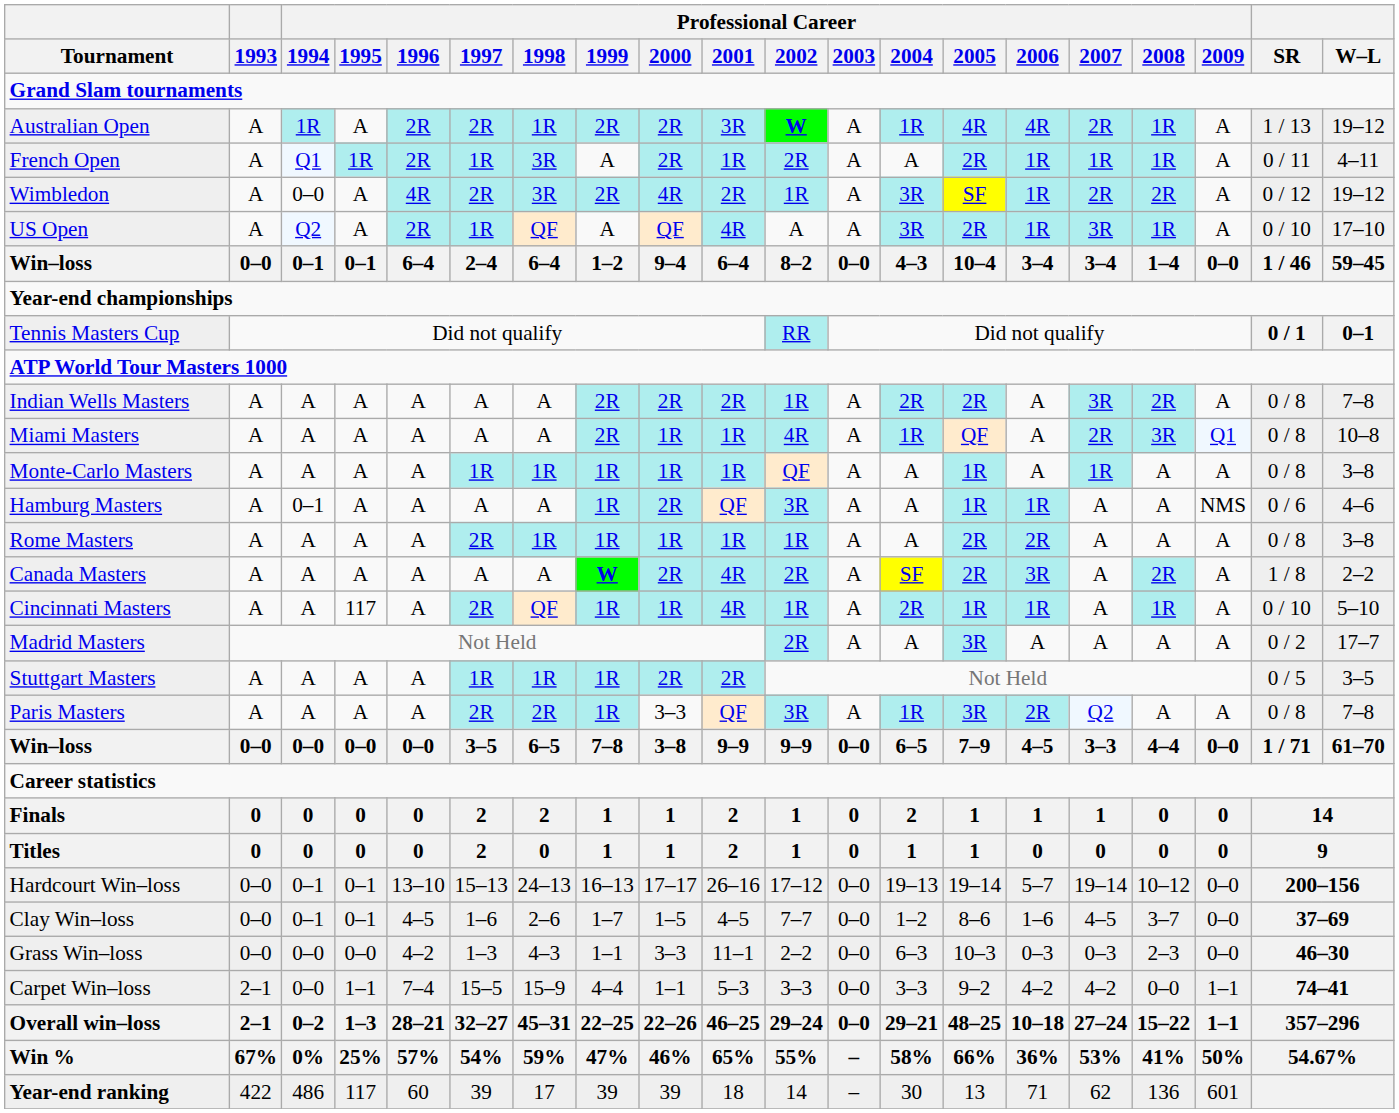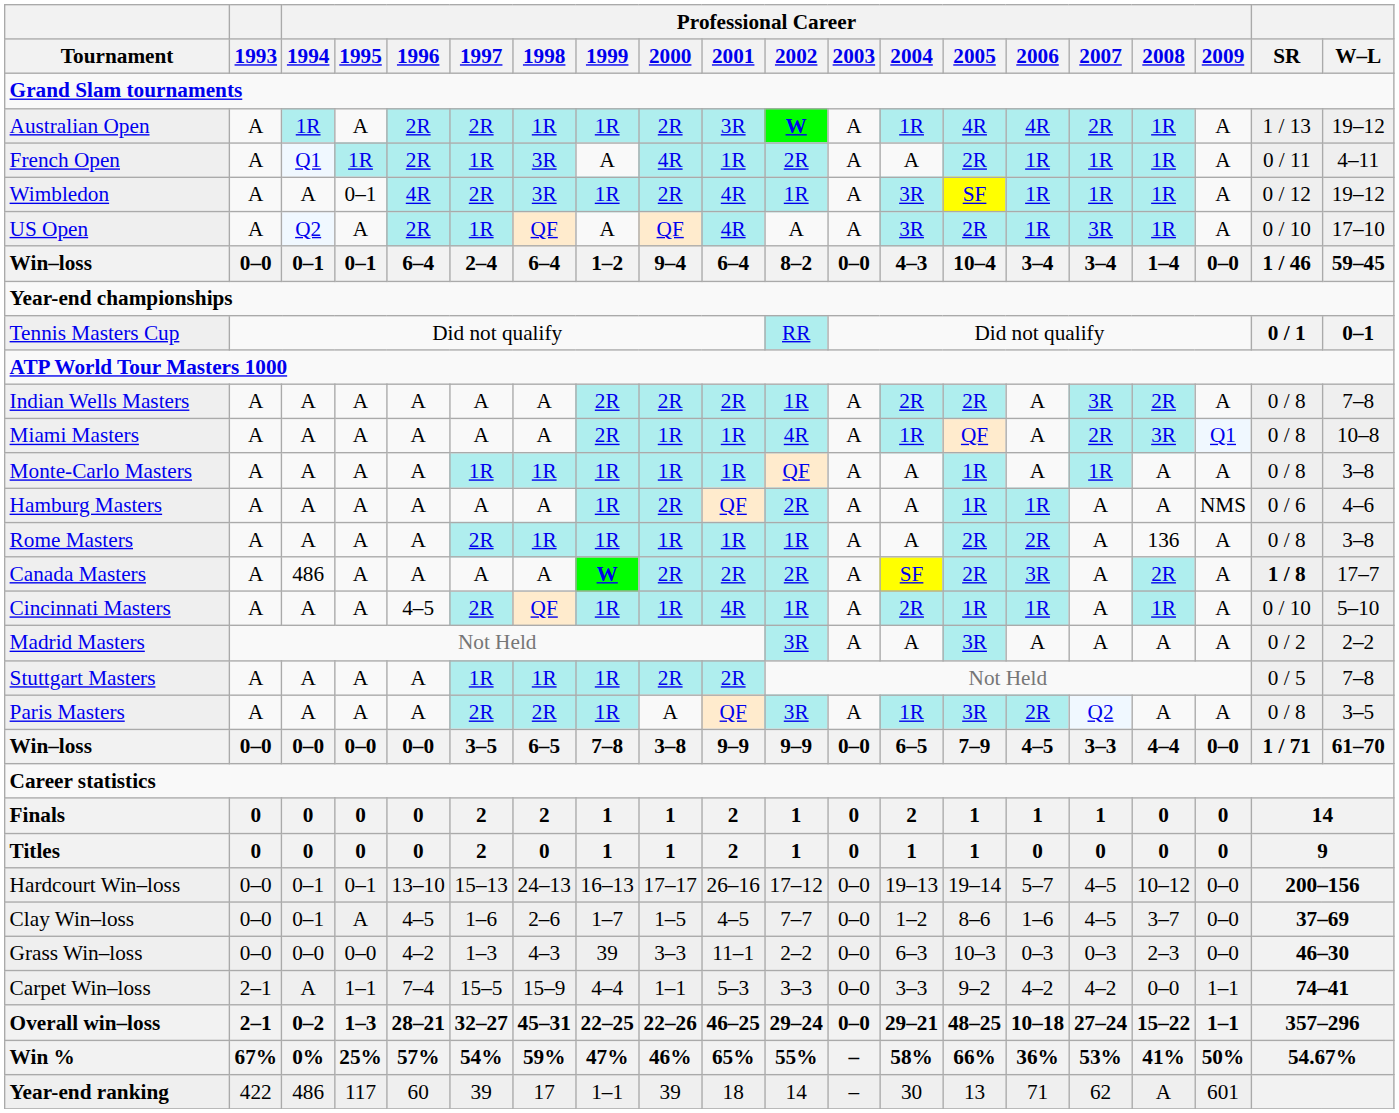(607, 124) 2R -> (607, 124) 1R
(670, 159) 2R -> (670, 159) 4R
(308, 193) 0–0 -> (308, 193) A
(361, 193) A -> (361, 193) 0–1
(607, 193) 2R -> (607, 193) 1R
(670, 193) 4R -> (670, 193) 2R
(733, 193) 2R -> (733, 193) 4R
(1101, 193) 2R -> (1101, 193) 1R
(1164, 193) 2R -> (1164, 193) 1R
(308, 504) 0–1 -> (308, 504) A
(796, 504) 3R -> (796, 504) 2R
(1164, 538) A -> (1164, 538) 136
(308, 573) A -> (308, 573) 486
(733, 573) 4R -> (733, 573) 2R
(1287, 573) normal -> (1287, 573) bold
(1358, 573) 2–2 -> (1358, 573) 17–7
(361, 607) 117 -> (361, 607) A
(418, 607) A -> (418, 607) 4–5
(796, 642) 2R -> (796, 642) 3R
(1358, 642) 17–7 -> (1358, 642) 2–2
(1358, 676) 3–5 -> (1358, 676) 7–8
(670, 711) 3–3 -> (670, 711) A
(1358, 711) 7–8 -> (1358, 711) 3–5
(1101, 883) 19–14 -> (1101, 883) 4–5
(361, 918) 0–1 -> (361, 918) A
(607, 952) 1–1 -> (607, 952) 39
(308, 987) 0–0 -> (308, 987) A
(607, 1090) 39 -> (607, 1090) 1–1
(1164, 1090) 136 -> (1164, 1090) A
